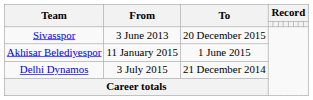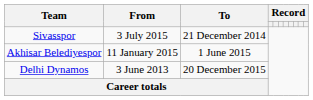(142, 35) 3 June 2013 -> (142, 35) 3 July 2015
(224, 35) 20 December 2015 -> (224, 35) 21 December 2014
(142, 69) 3 July 2015 -> (142, 69) 3 June 2013
(224, 69) 21 December 2014 -> (224, 69) 20 December 2015
